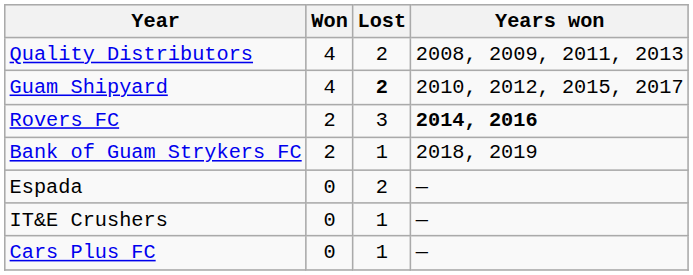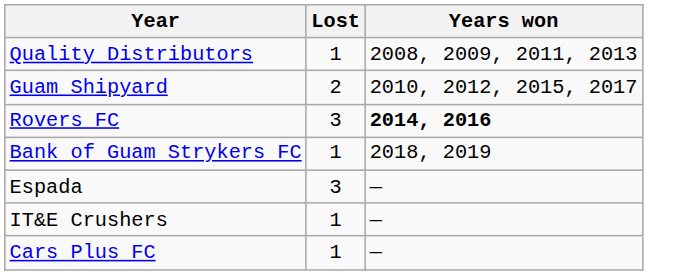- column: (330, 21)
(382, 54) 2 -> (336, 54) 1
(382, 87) bold -> (336, 87) normal
(382, 187) 2 -> (336, 187) 3
